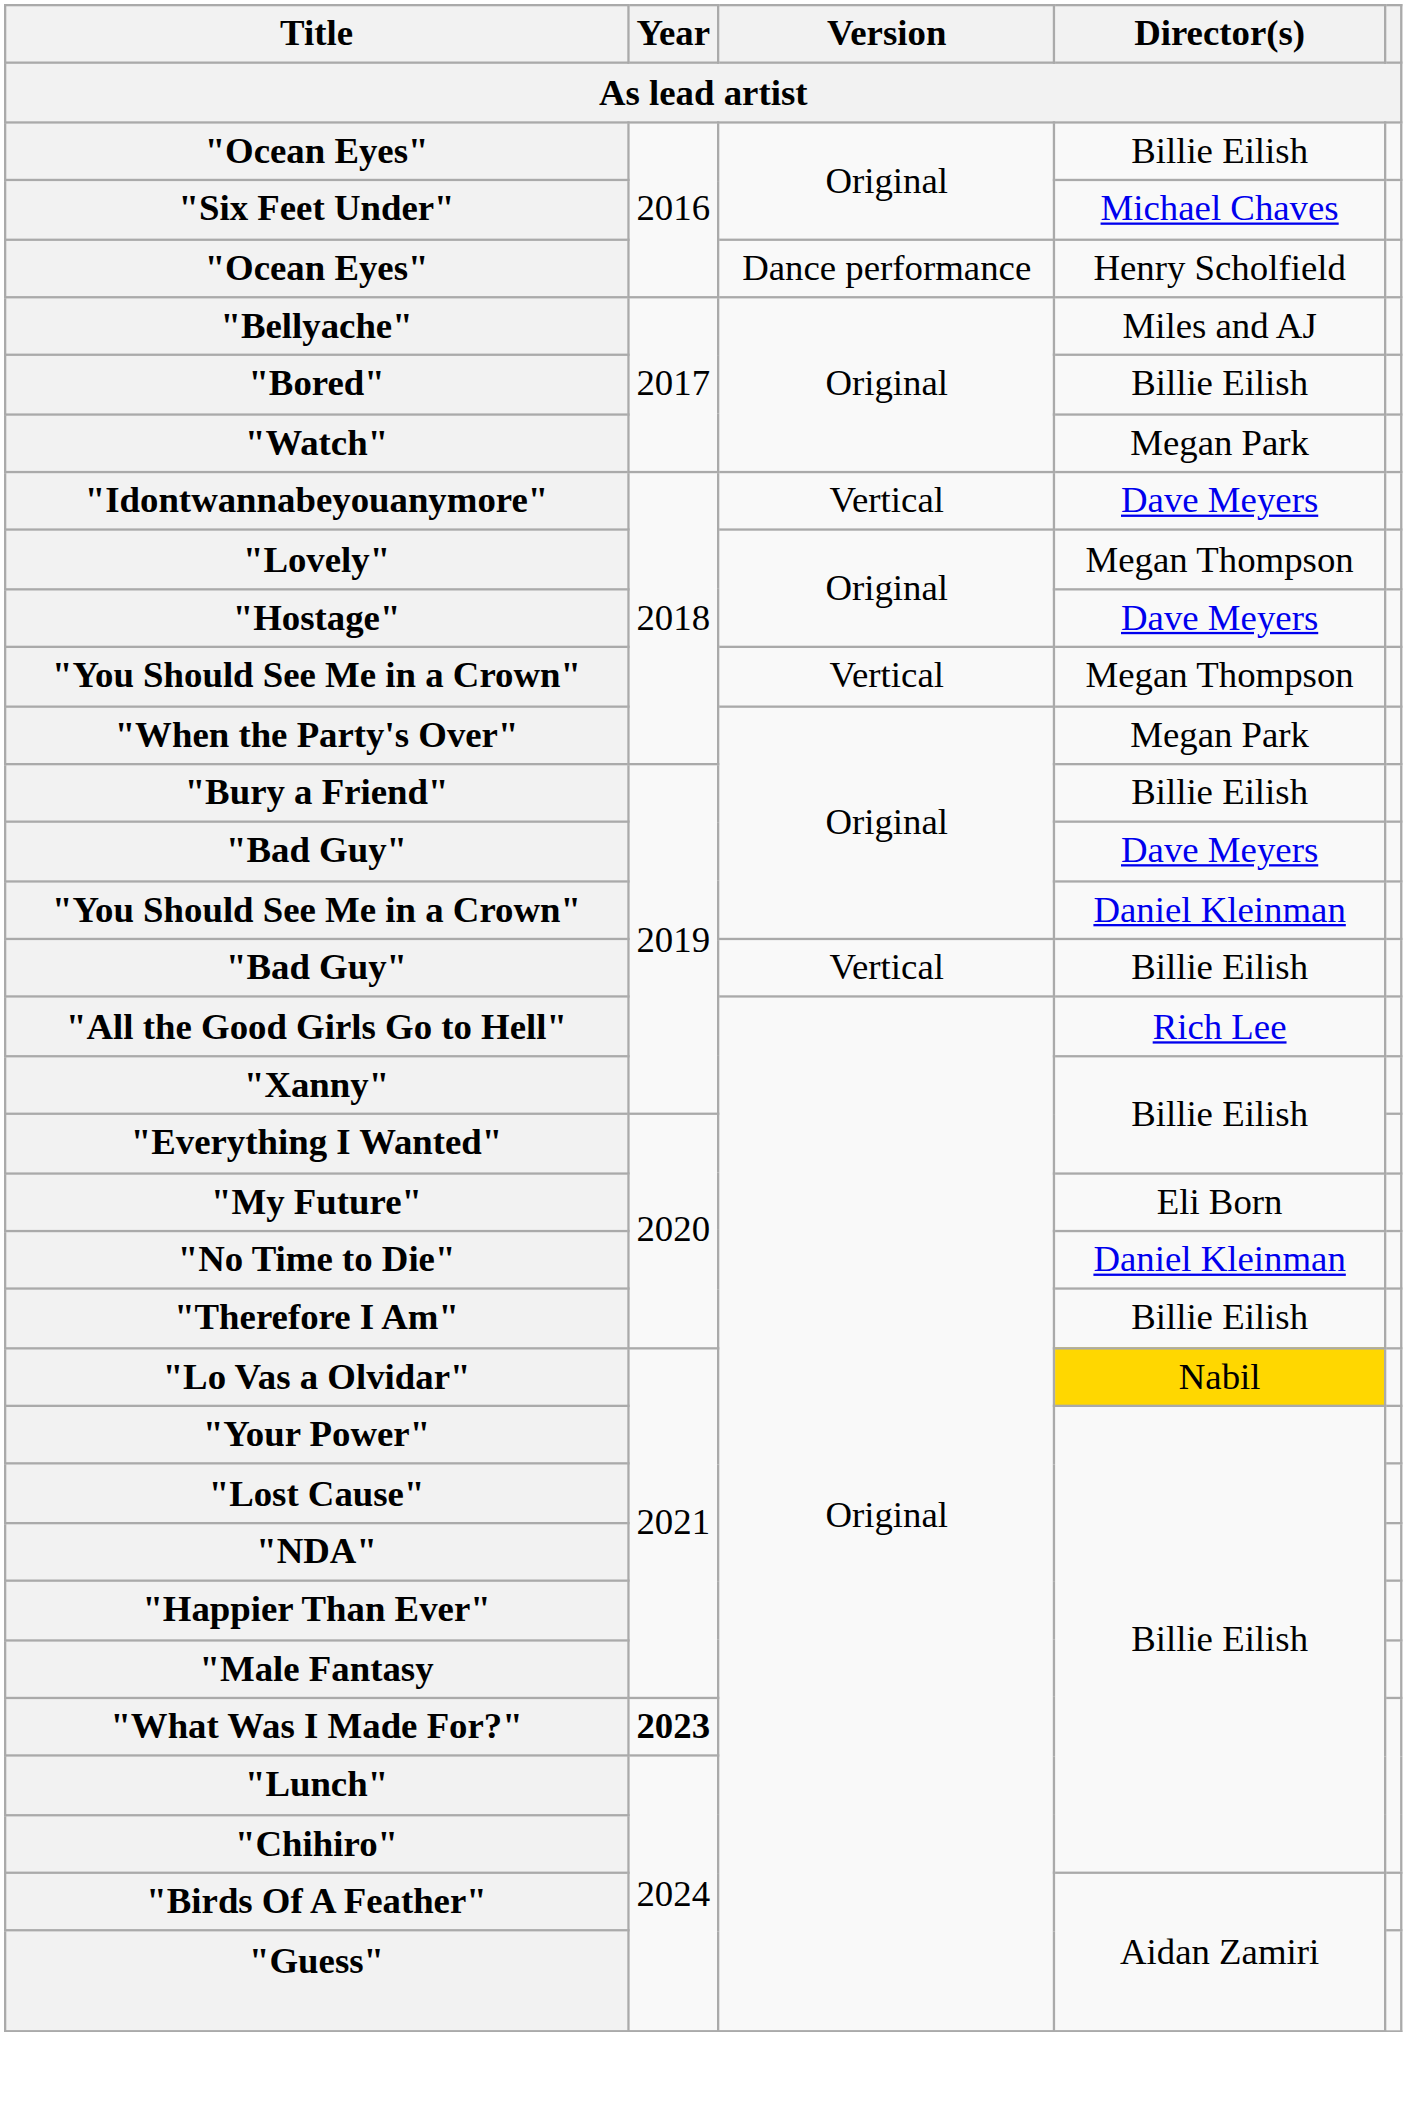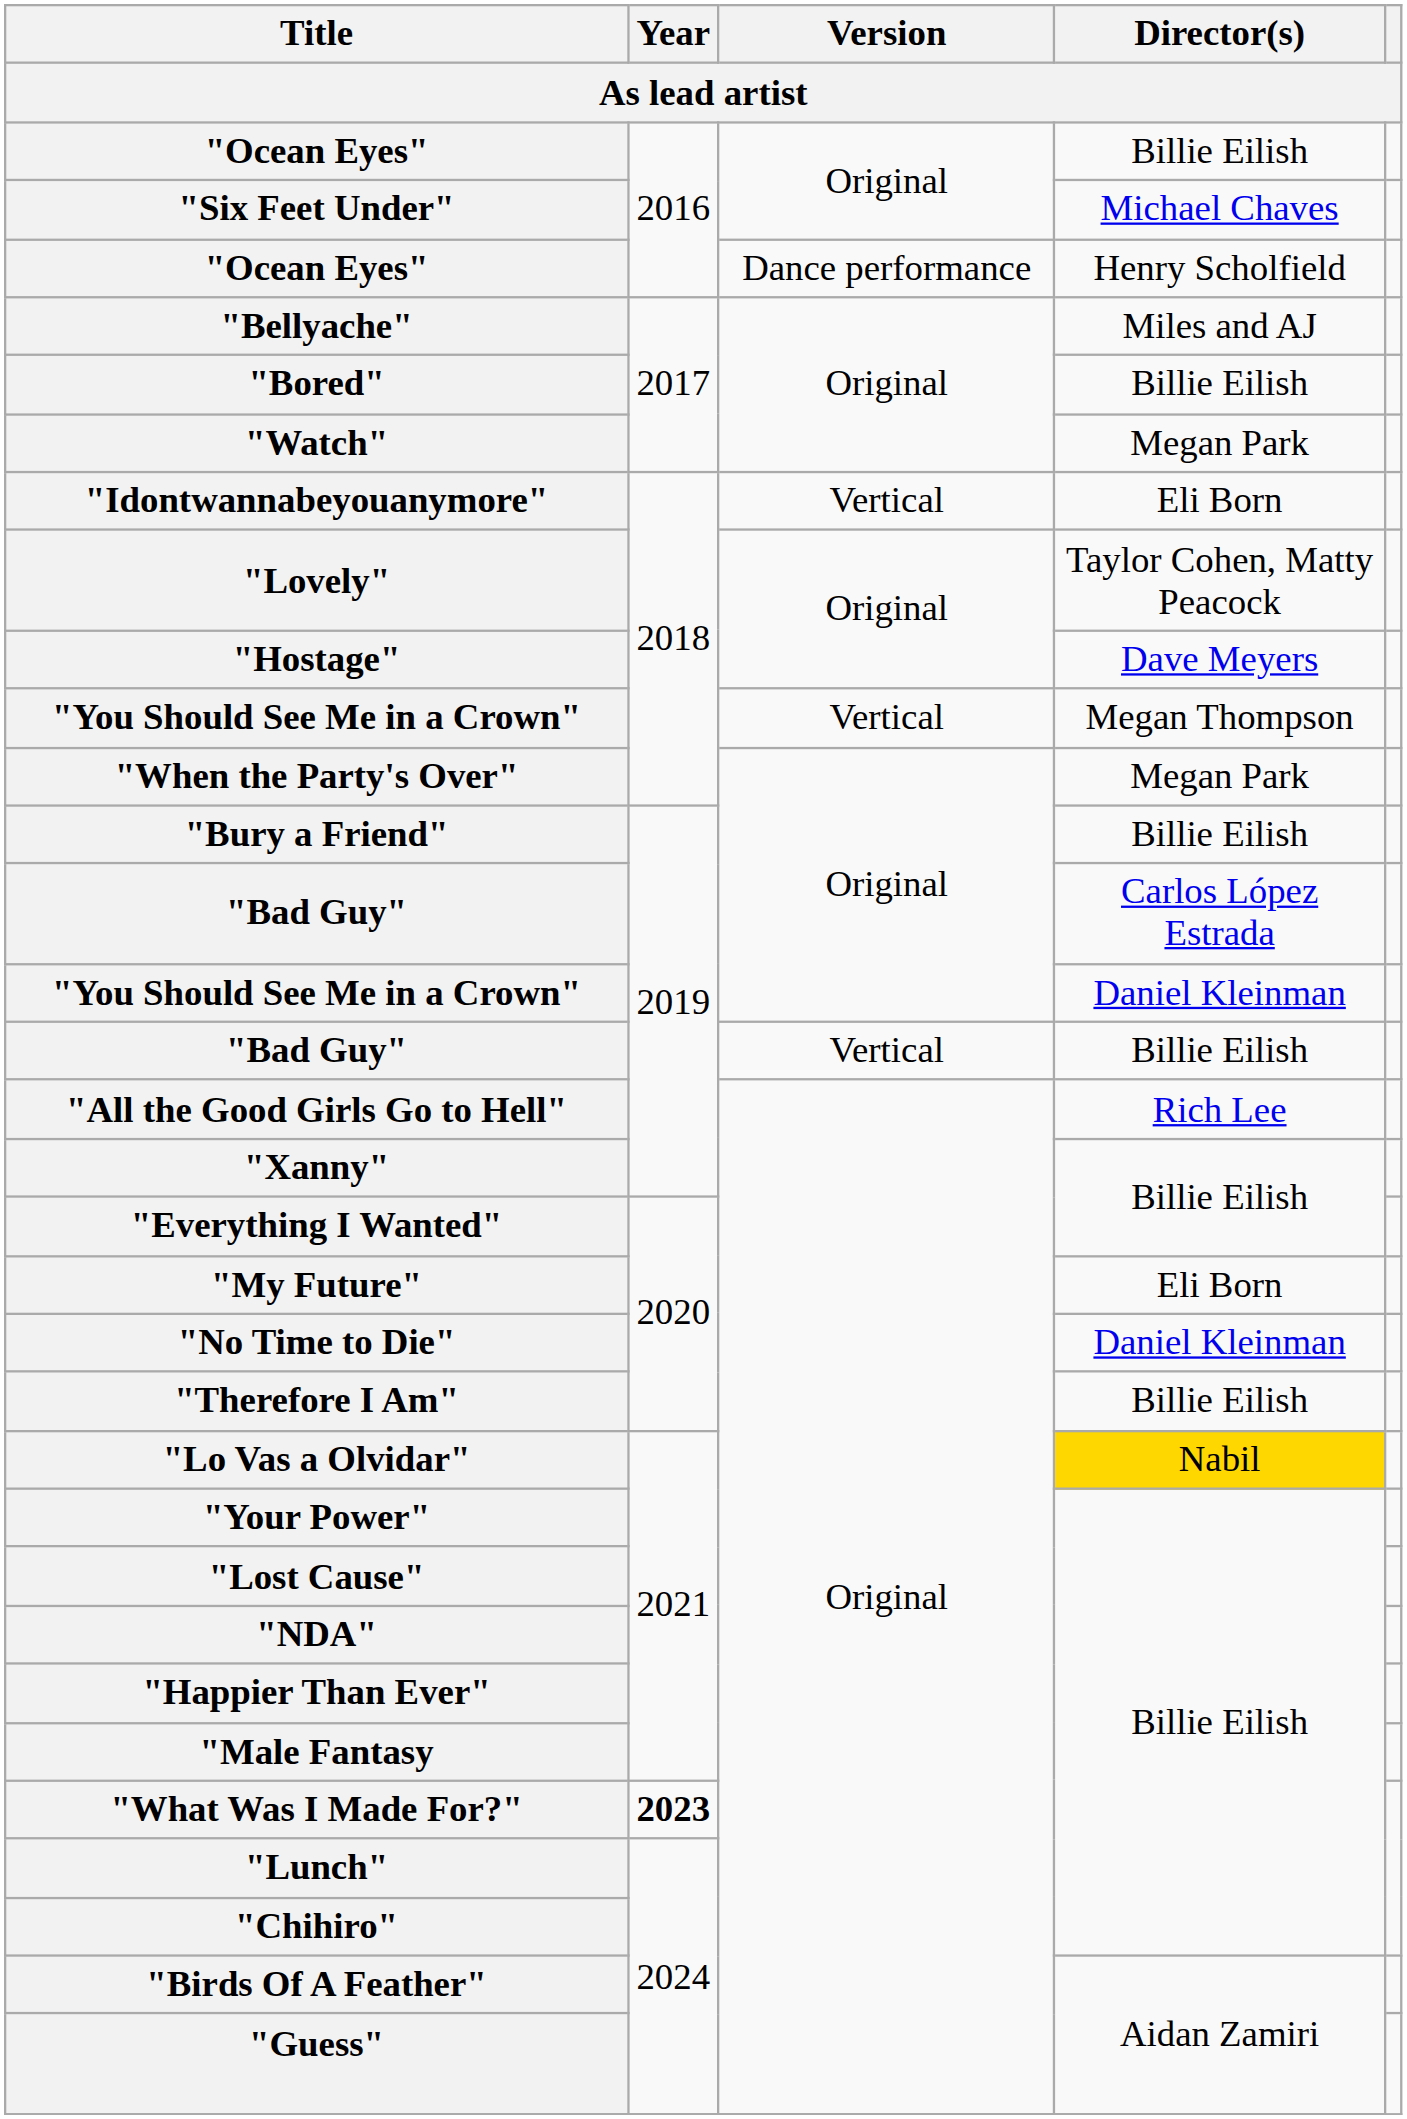(1220, 500) Dave Meyers -> (1220, 500) Eli Born
(1220, 558) Megan Thompson -> (1220, 579) Taylor Cohen, Matty Peacock
(1220, 850) Dave Meyers -> (1220, 912) Carlos López Estrada
